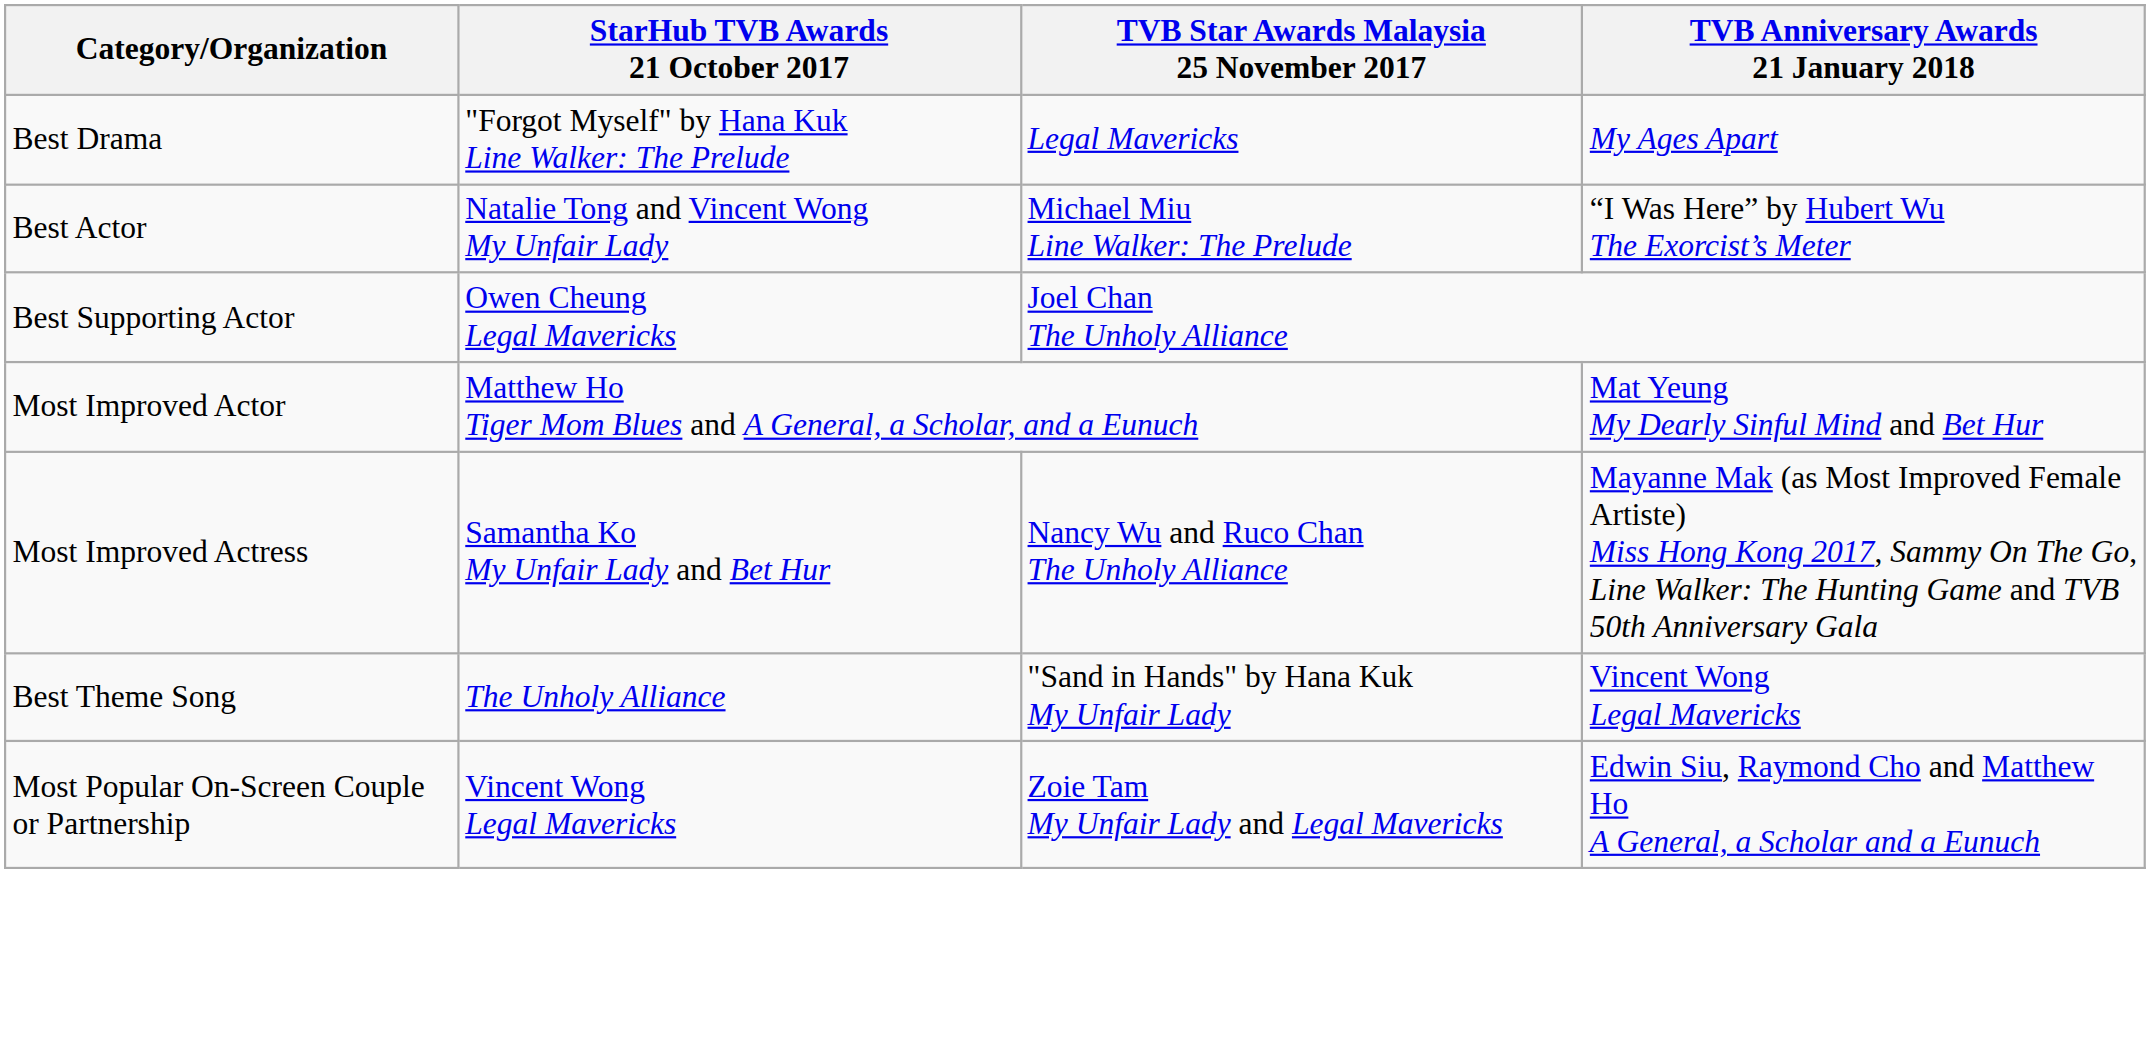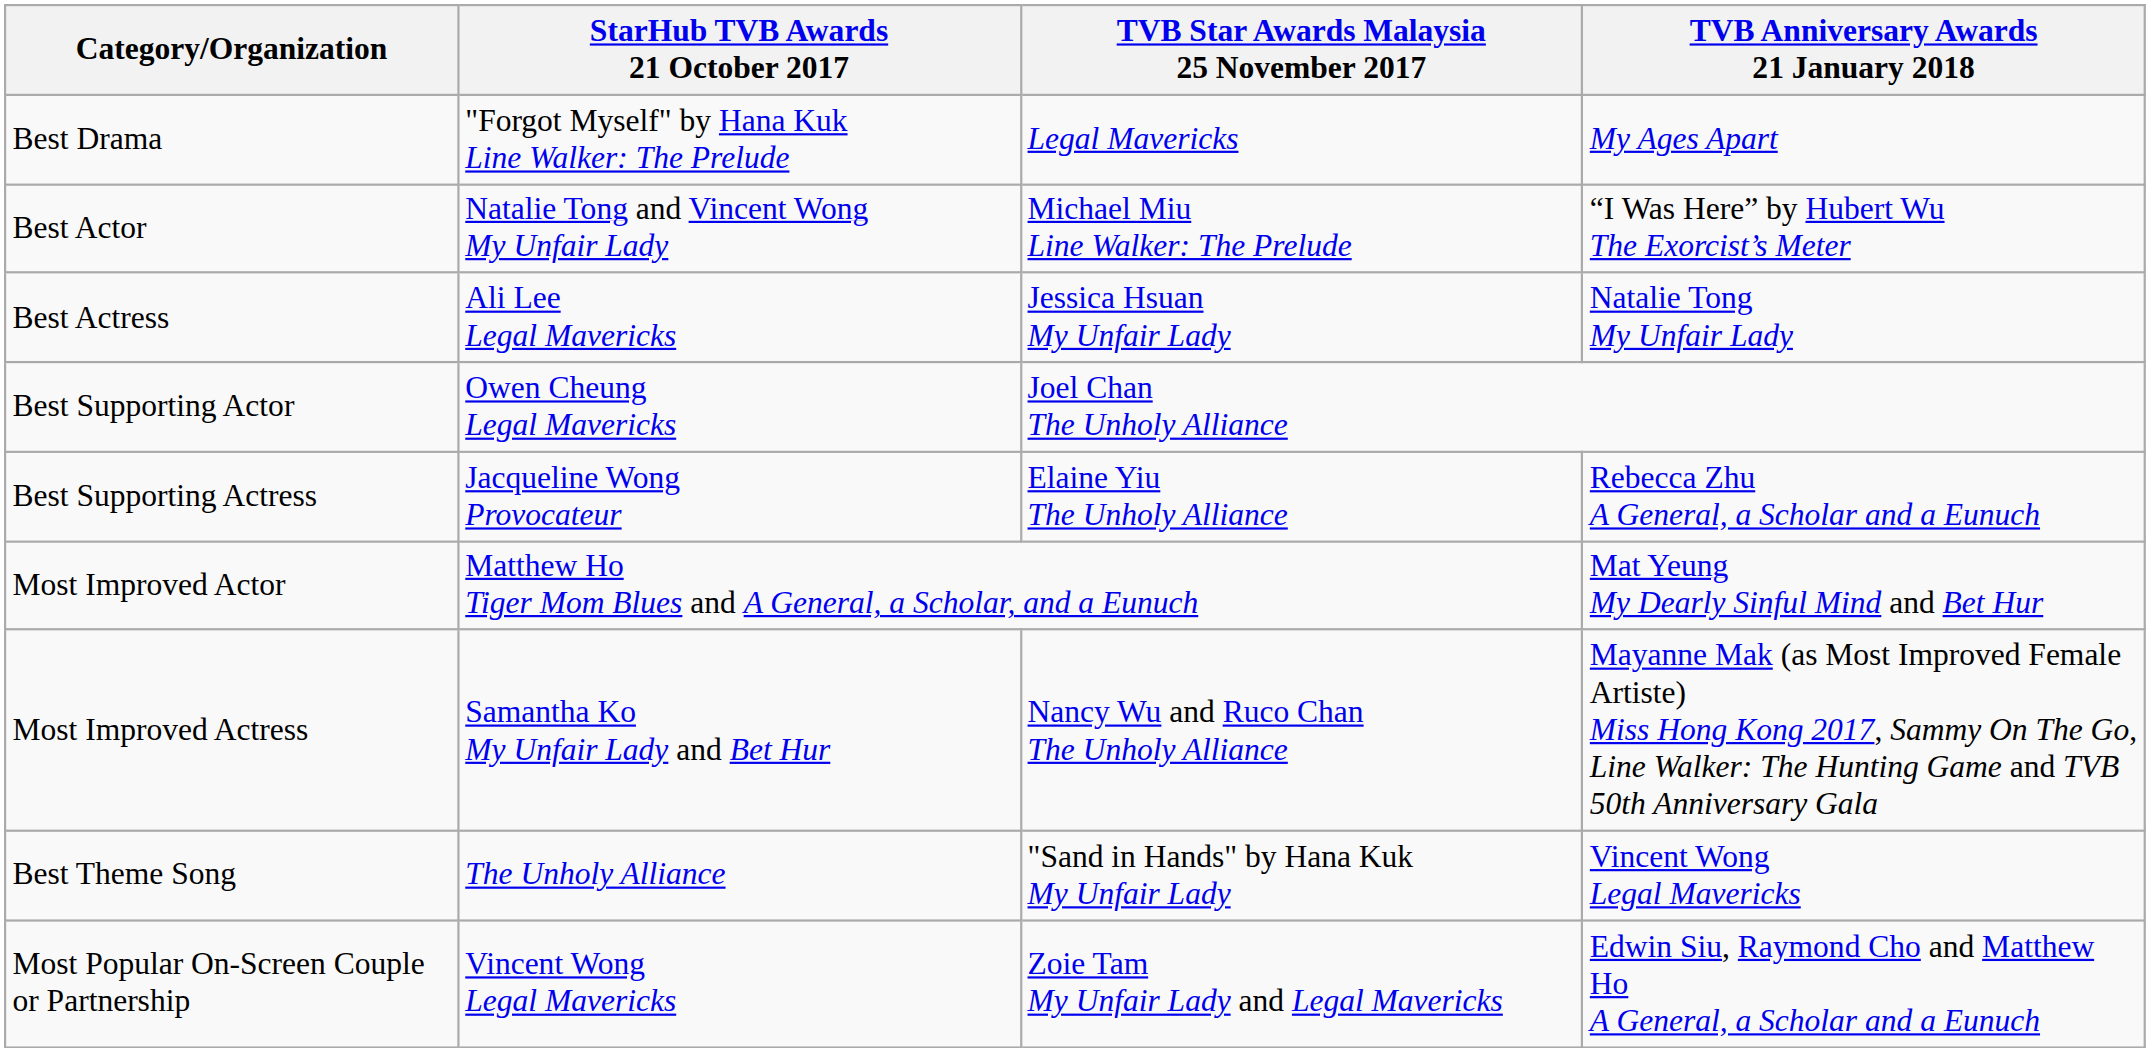+ row: (91, 317)
+ row: (165, 495)
